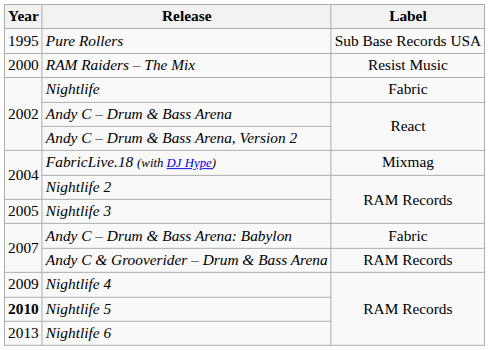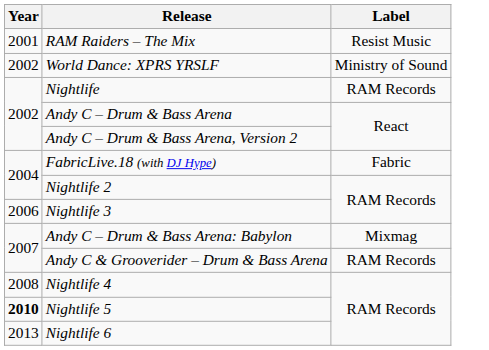- row: (85, 41)
(23, 65) 2000 -> (23, 41) 2001
+ row: (132, 65)
(408, 89) Fabric -> (391, 89) RAM Records
(408, 162) Mixmag -> (391, 162) Fabric
(23, 211) 2005 -> (23, 211) 2006
(408, 235) Fabric -> (391, 235) Mixmag
(23, 284) 2009 -> (23, 284) 2008
